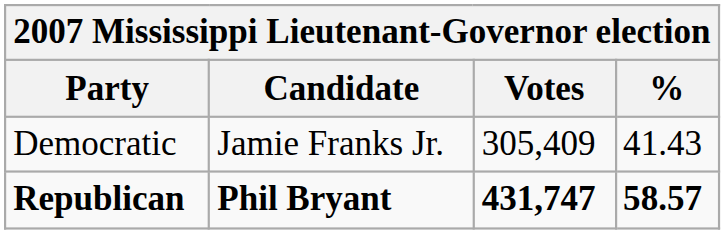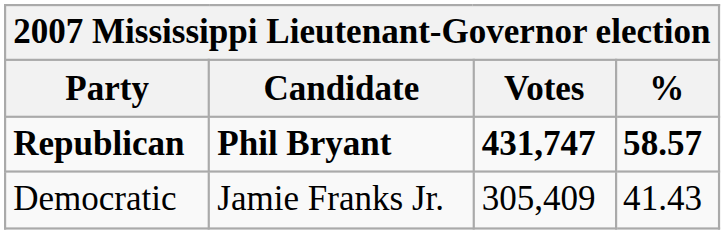rows swapped: (99, 198) <-> (95, 143)
